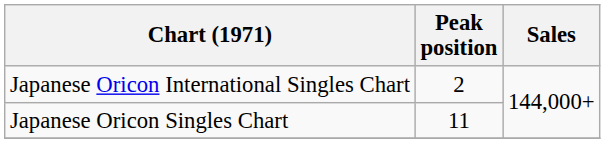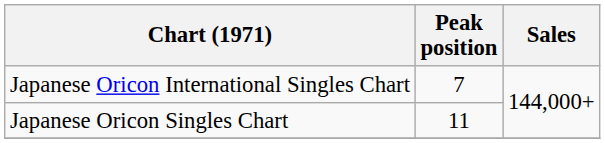(459, 84) 2 -> (459, 84) 7
